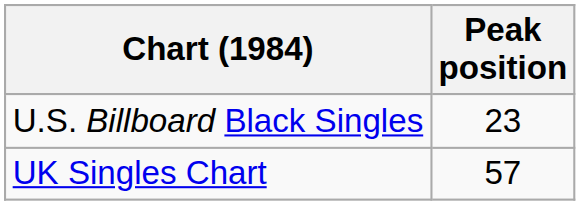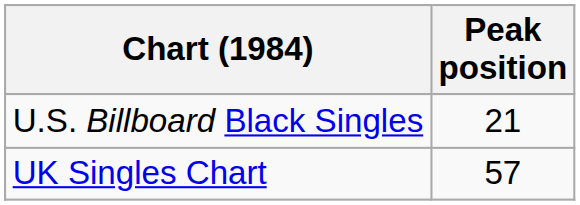(503, 120) 23 -> (503, 120) 21
